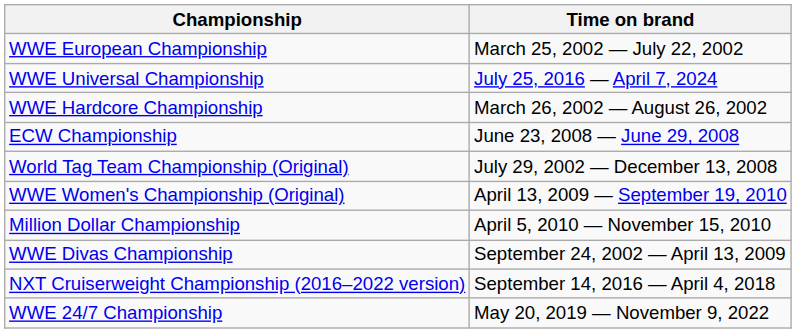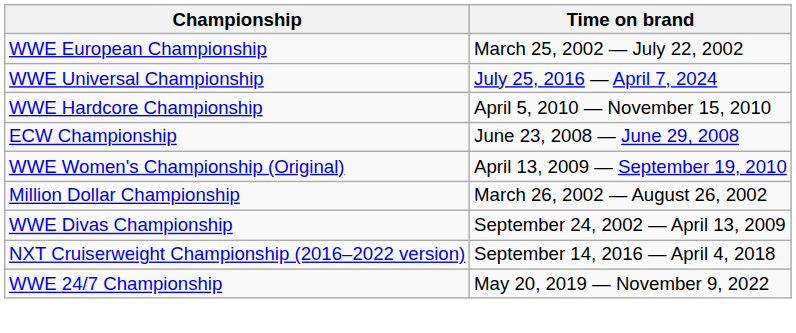(621, 107) March 26, 2002 — August 26, 2002 -> (623, 107) April 5, 2010 — November 15, 2010
- row: (179, 166)
(623, 225) April 5, 2010 — November 15, 2010 -> (621, 195) March 26, 2002 — August 26, 2002
